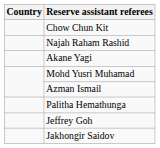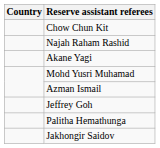rows swapped: (69, 120) <-> (86, 105)
